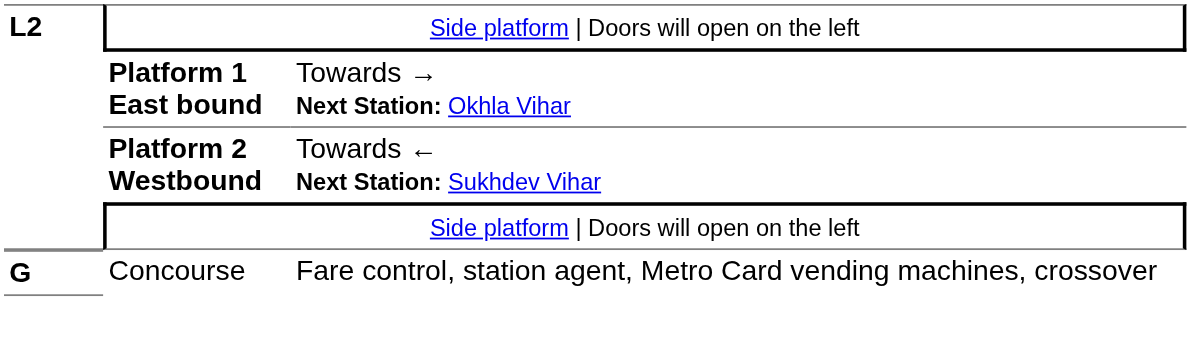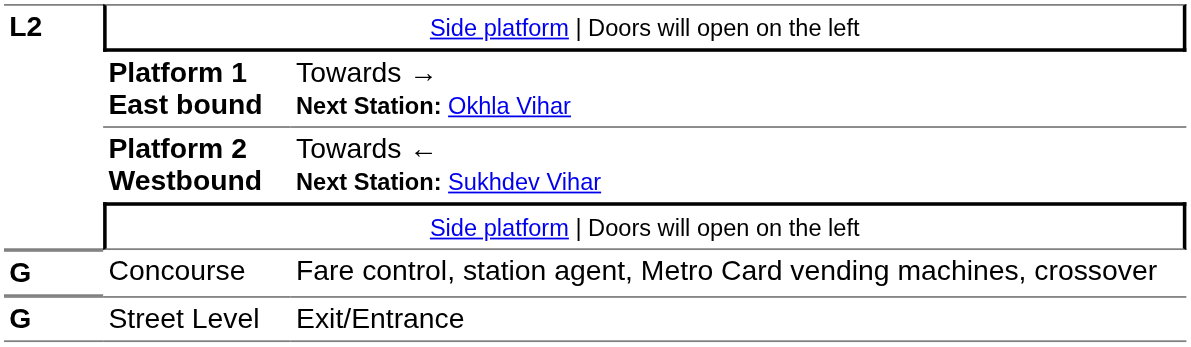+ row: (184, 318)
